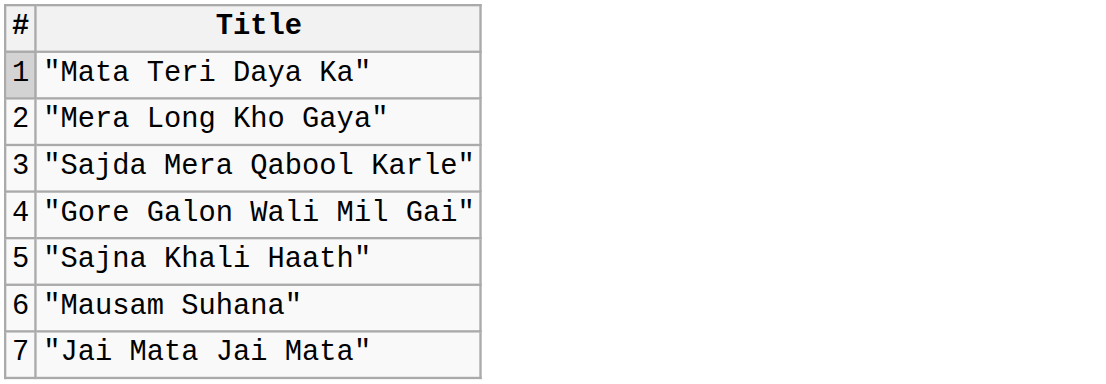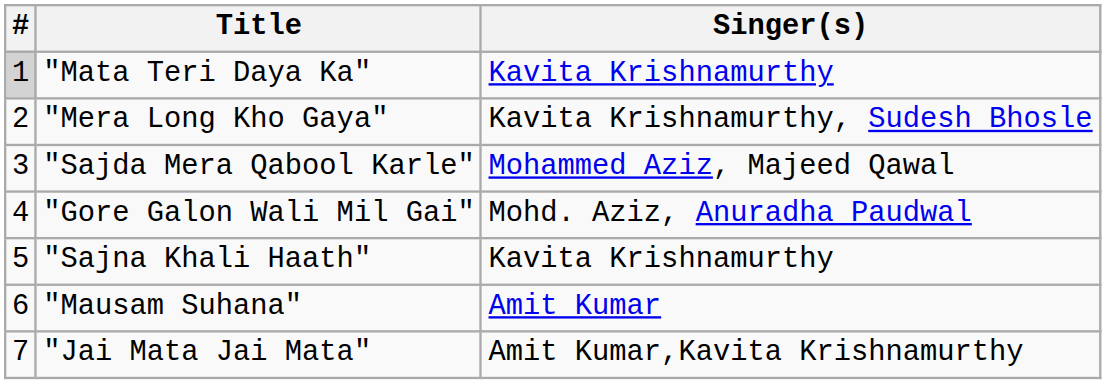+ column: (791, 29)
